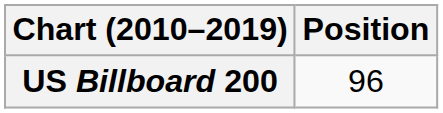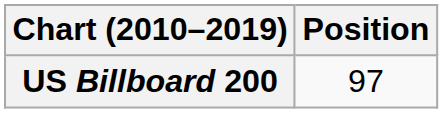(366, 81) 96 -> (366, 81) 97
